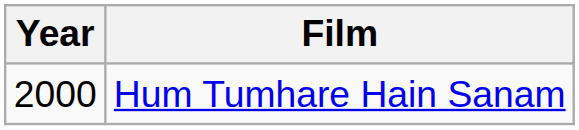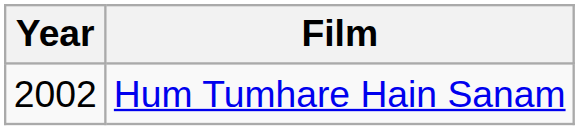(55, 93) 2000 -> (55, 93) 2002
